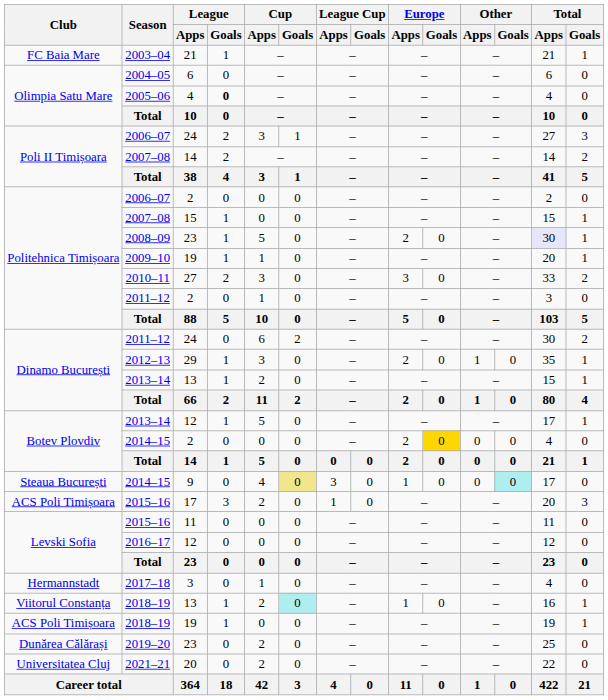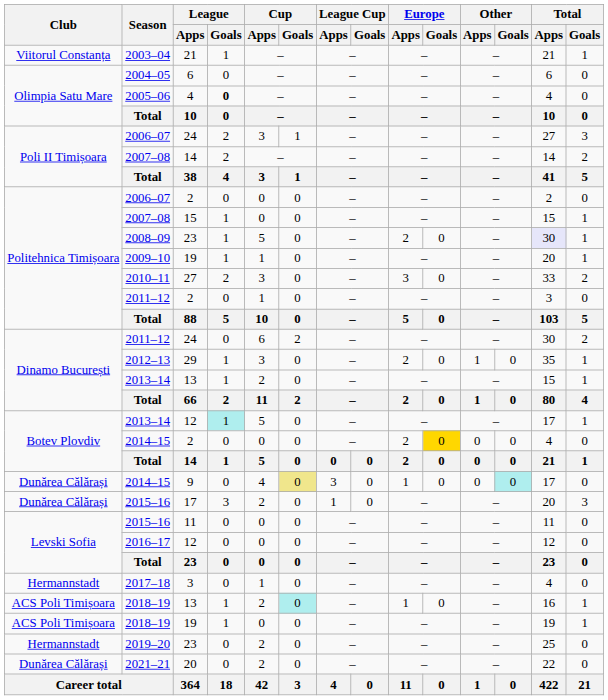(63, 55) FC Baia Mare -> (63, 55) Viitorul Constanța
(226, 420) no background -> (226, 420) paleturquoise background
(63, 481) Steaua București -> (63, 481) Dunărea Călărași
(63, 501) ACS Poli Timișoara -> (63, 501) Dunărea Călărași
(63, 603) Viitorul Constanța -> (63, 603) ACS Poli Timișoara
(63, 643) Dunărea Călărași -> (63, 643) Hermannstadt
(63, 664) Universitatea Cluj -> (63, 664) Dunărea Călărași
